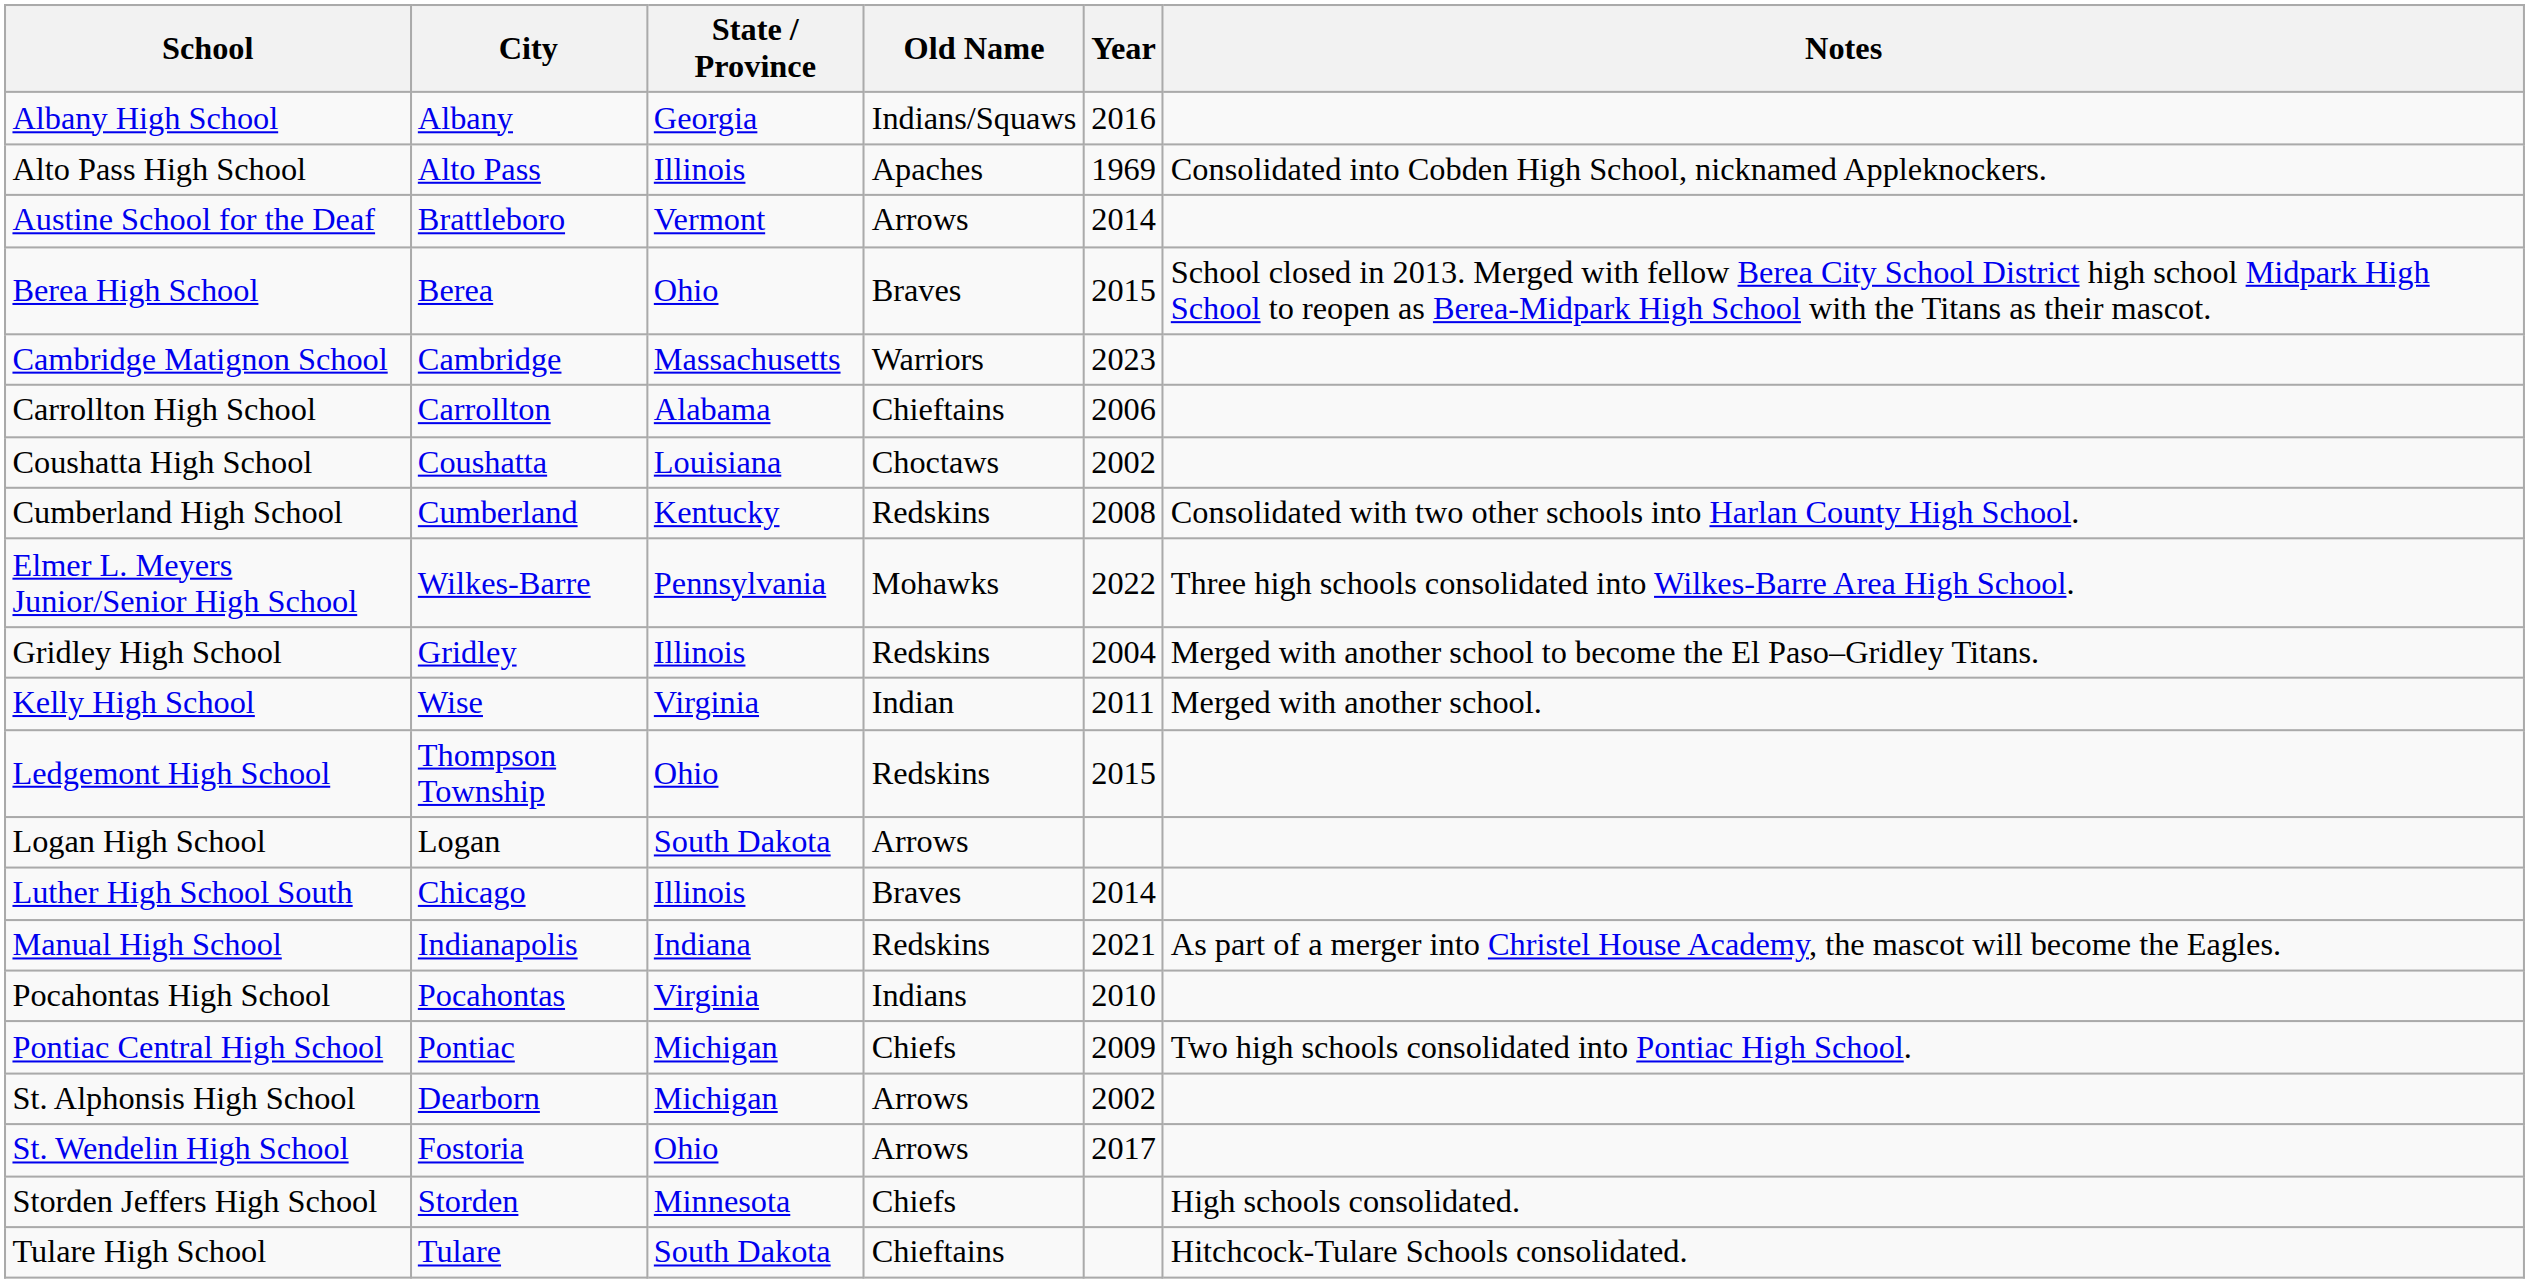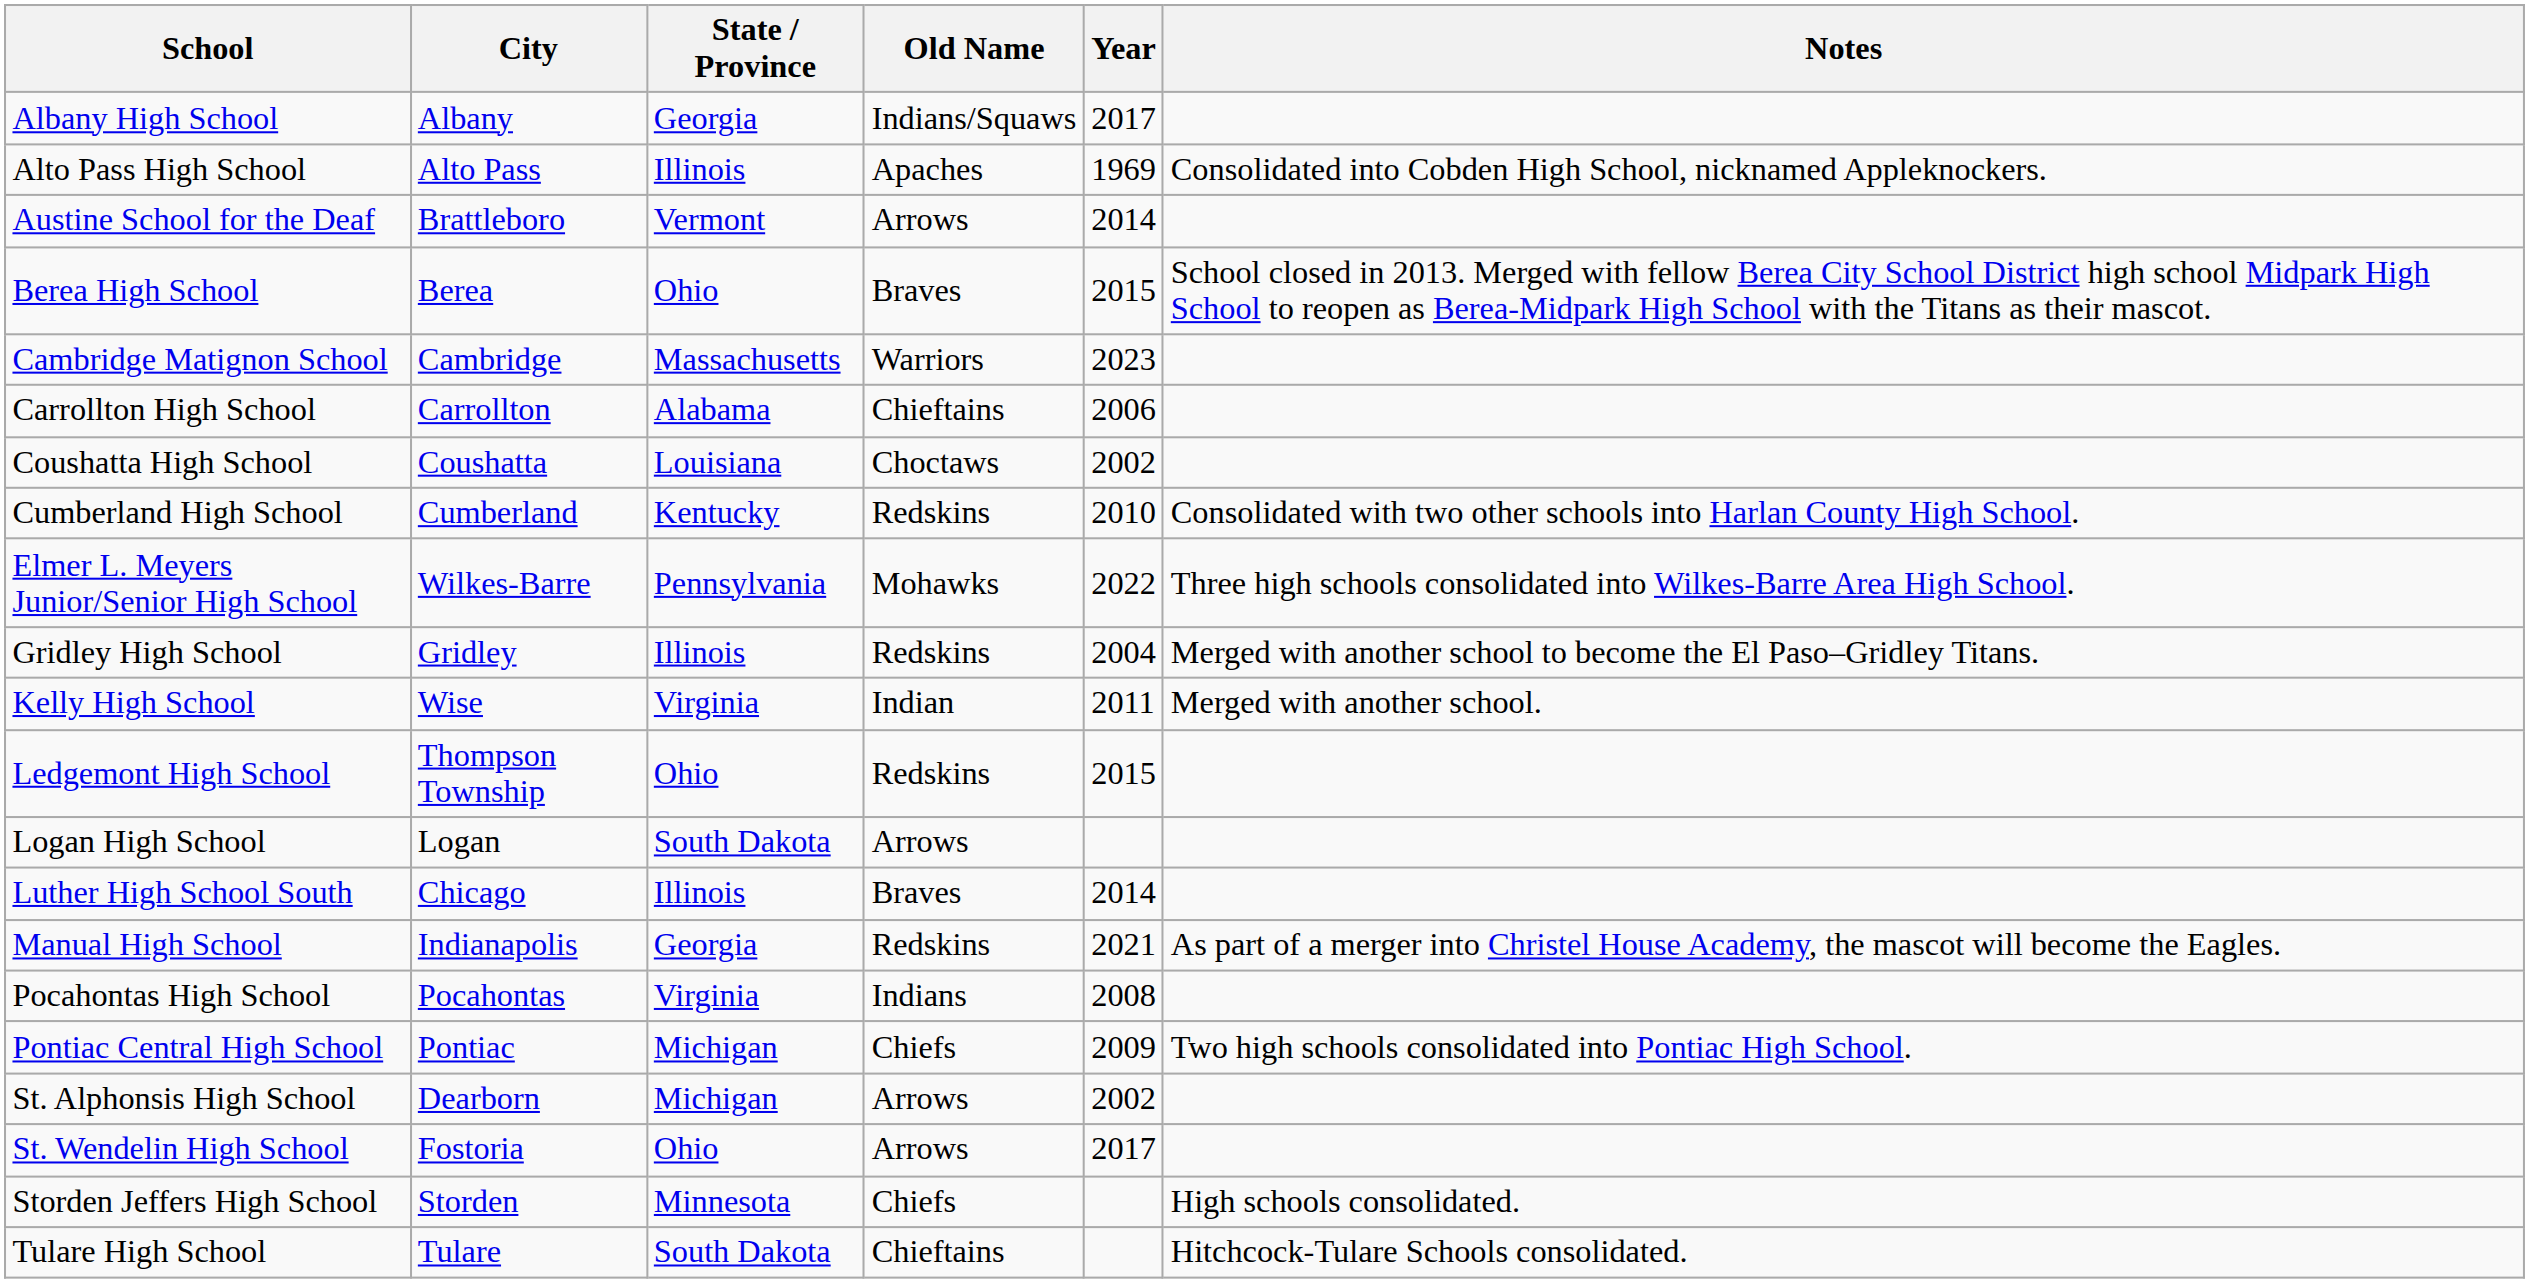(1124, 117) 2016 -> (1124, 117) 2017
(1124, 512) 2008 -> (1124, 512) 2010
(702, 944) Indiana -> (706, 944) Georgia
(1124, 995) 2010 -> (1124, 995) 2008
